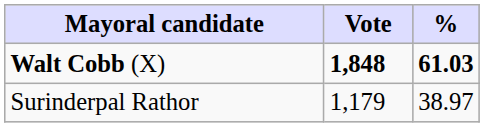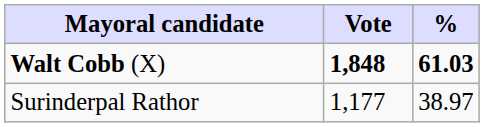(358, 102) 1,179 -> (358, 102) 1,177
